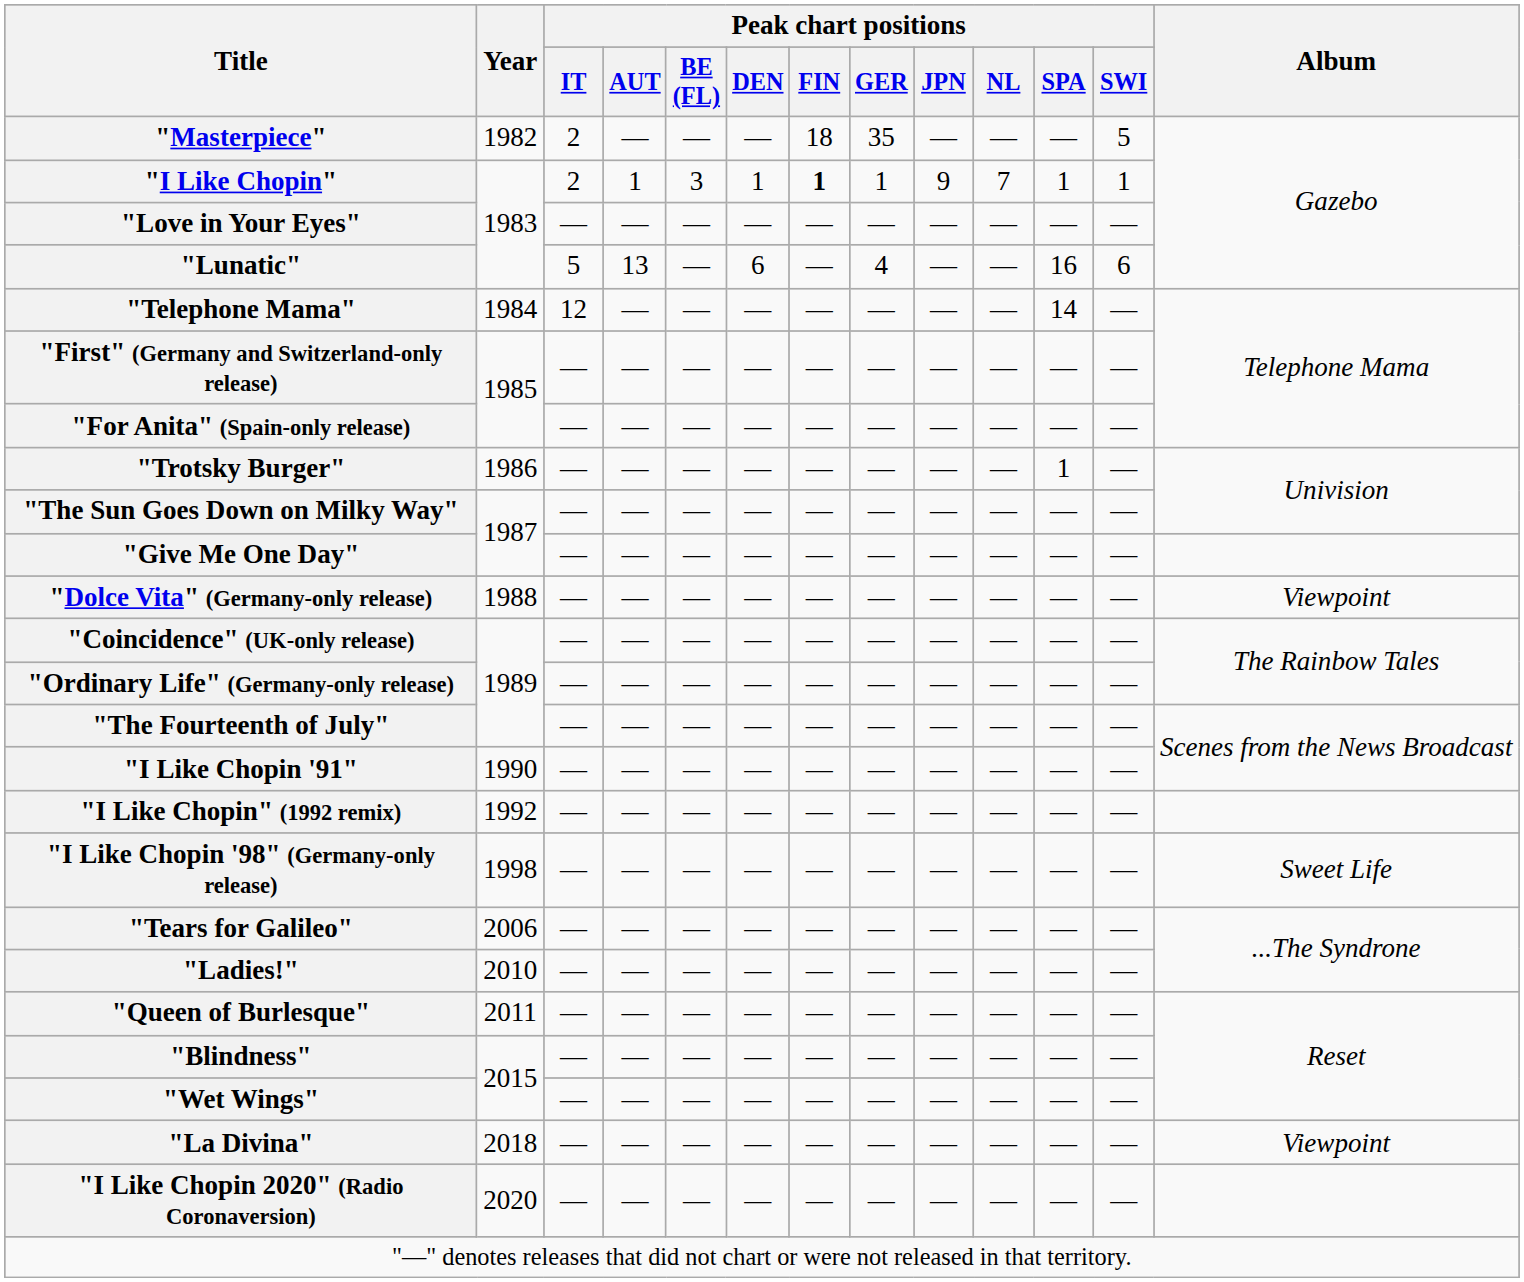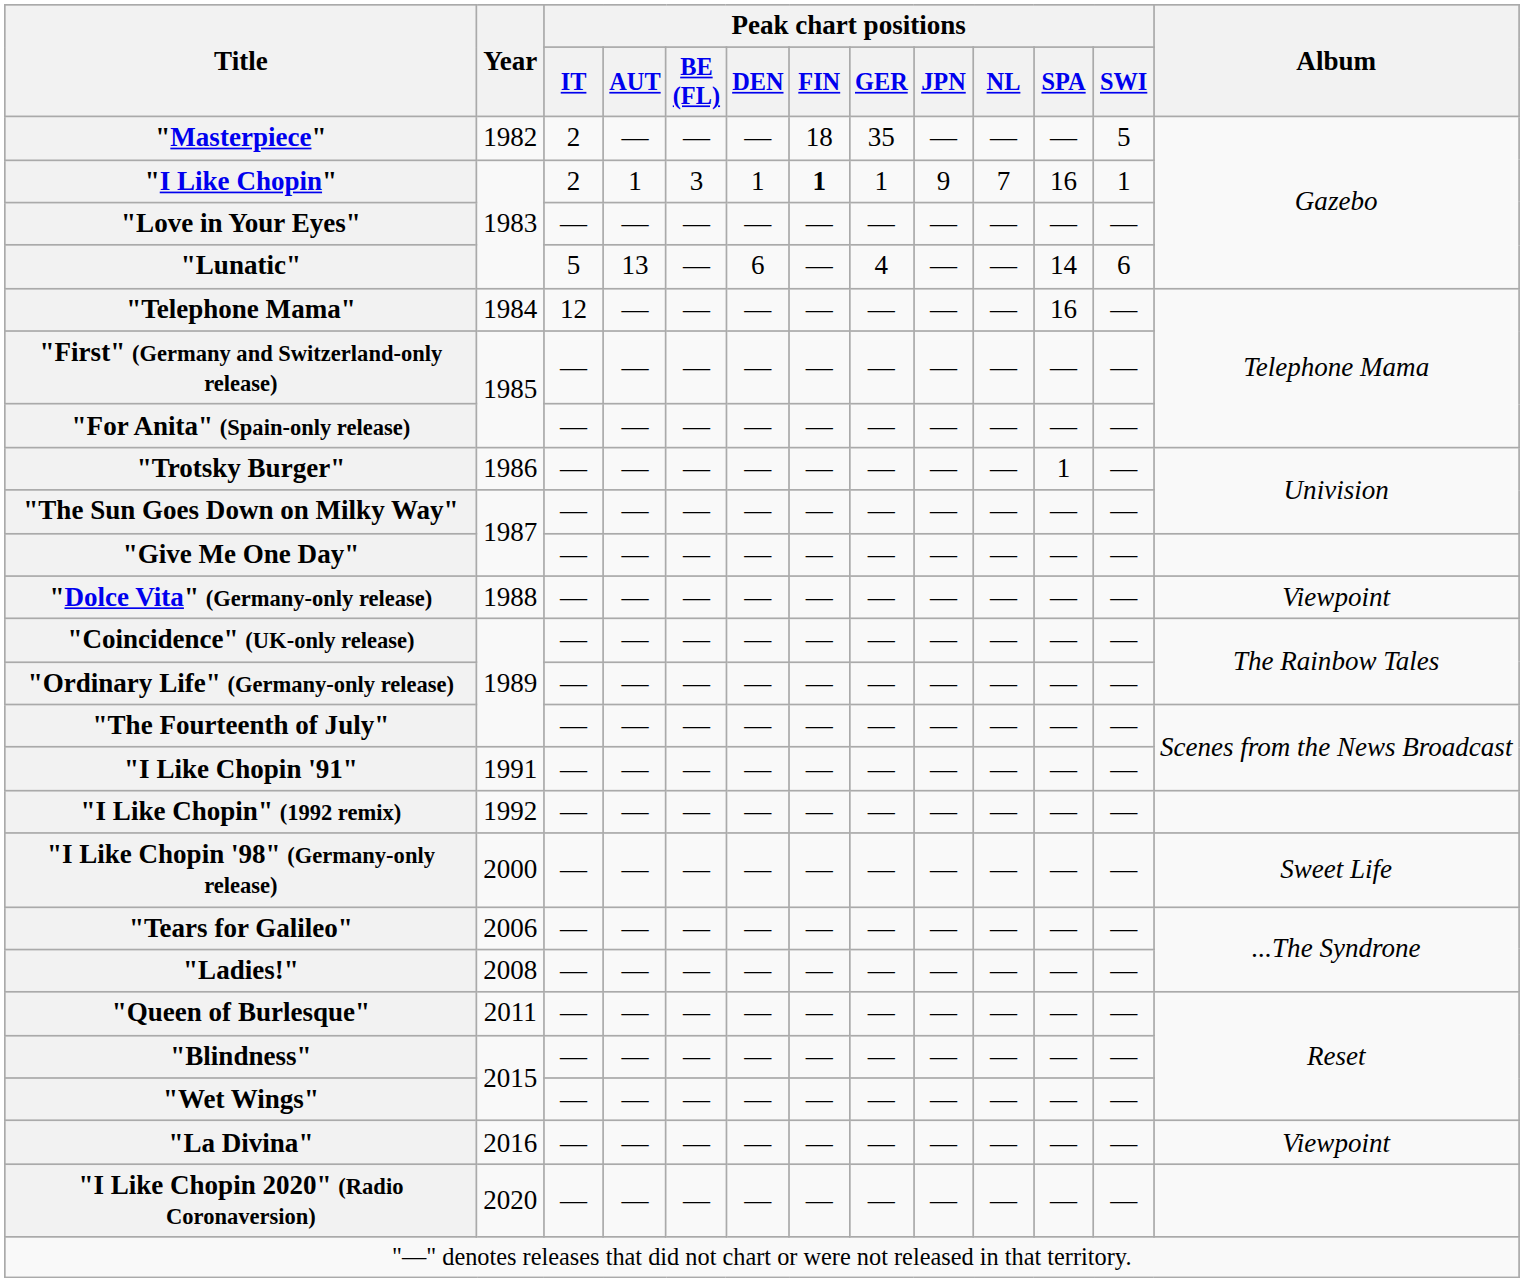(1064, 180) 1 -> (1064, 180) 16
(1064, 266) 16 -> (1064, 266) 14
(1064, 309) 14 -> (1064, 309) 16
(510, 768) 1990 -> (510, 768) 1991
(510, 869) 1998 -> (510, 869) 2000
(510, 970) 2010 -> (510, 970) 2008
(510, 1141) 2018 -> (510, 1141) 2016
